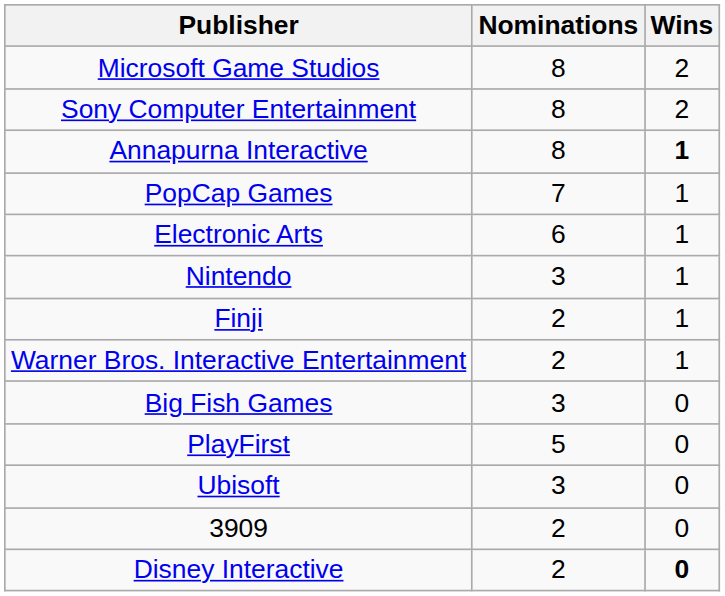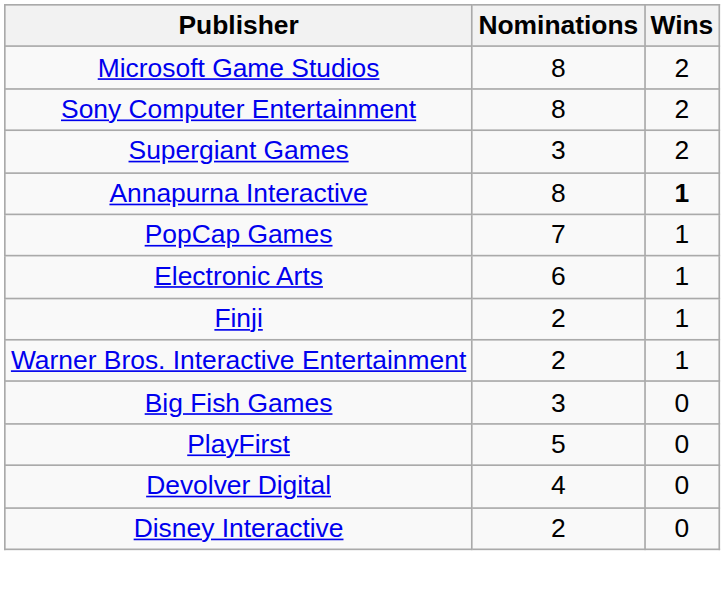+ row: (239, 151)
- row: (239, 276)
+ row: (239, 485)
- row: (239, 485)
- row: (239, 527)
(682, 569) bold -> (682, 527) normal
